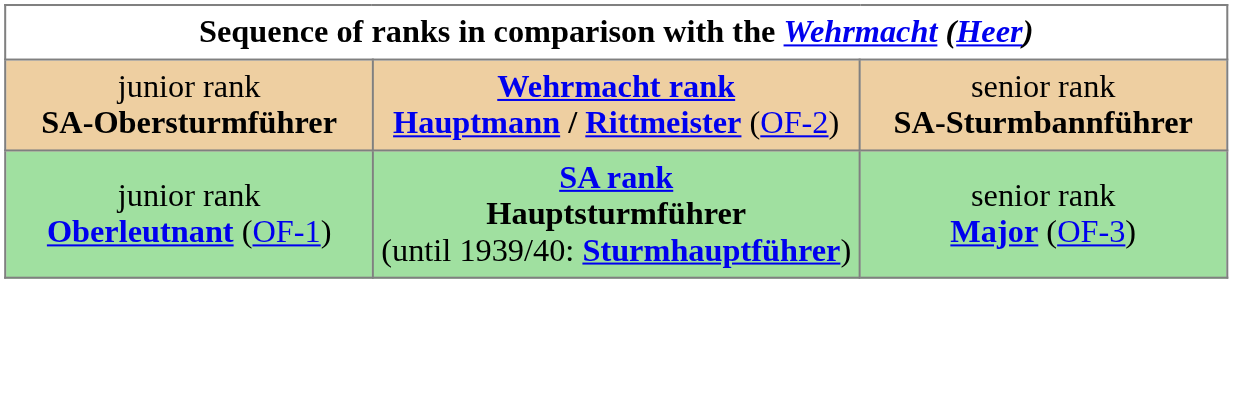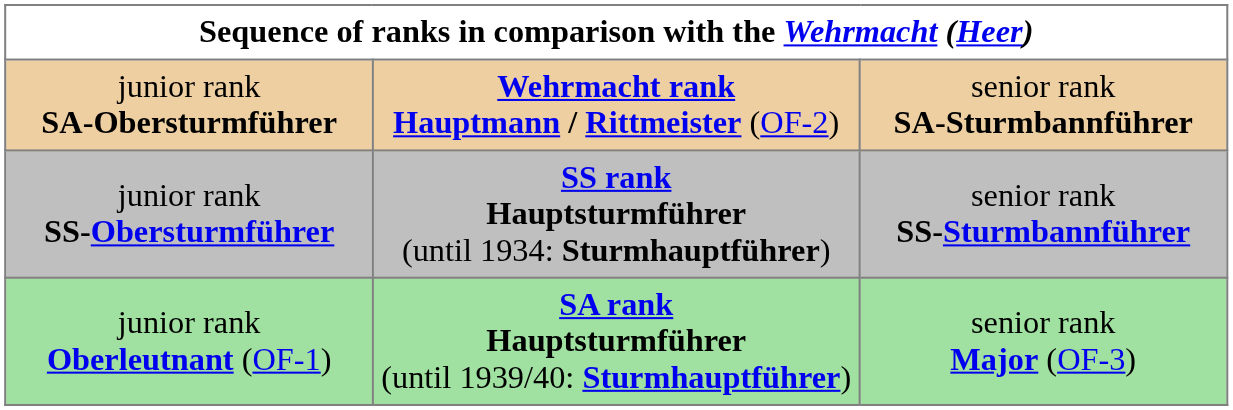+ row: (189, 213)
